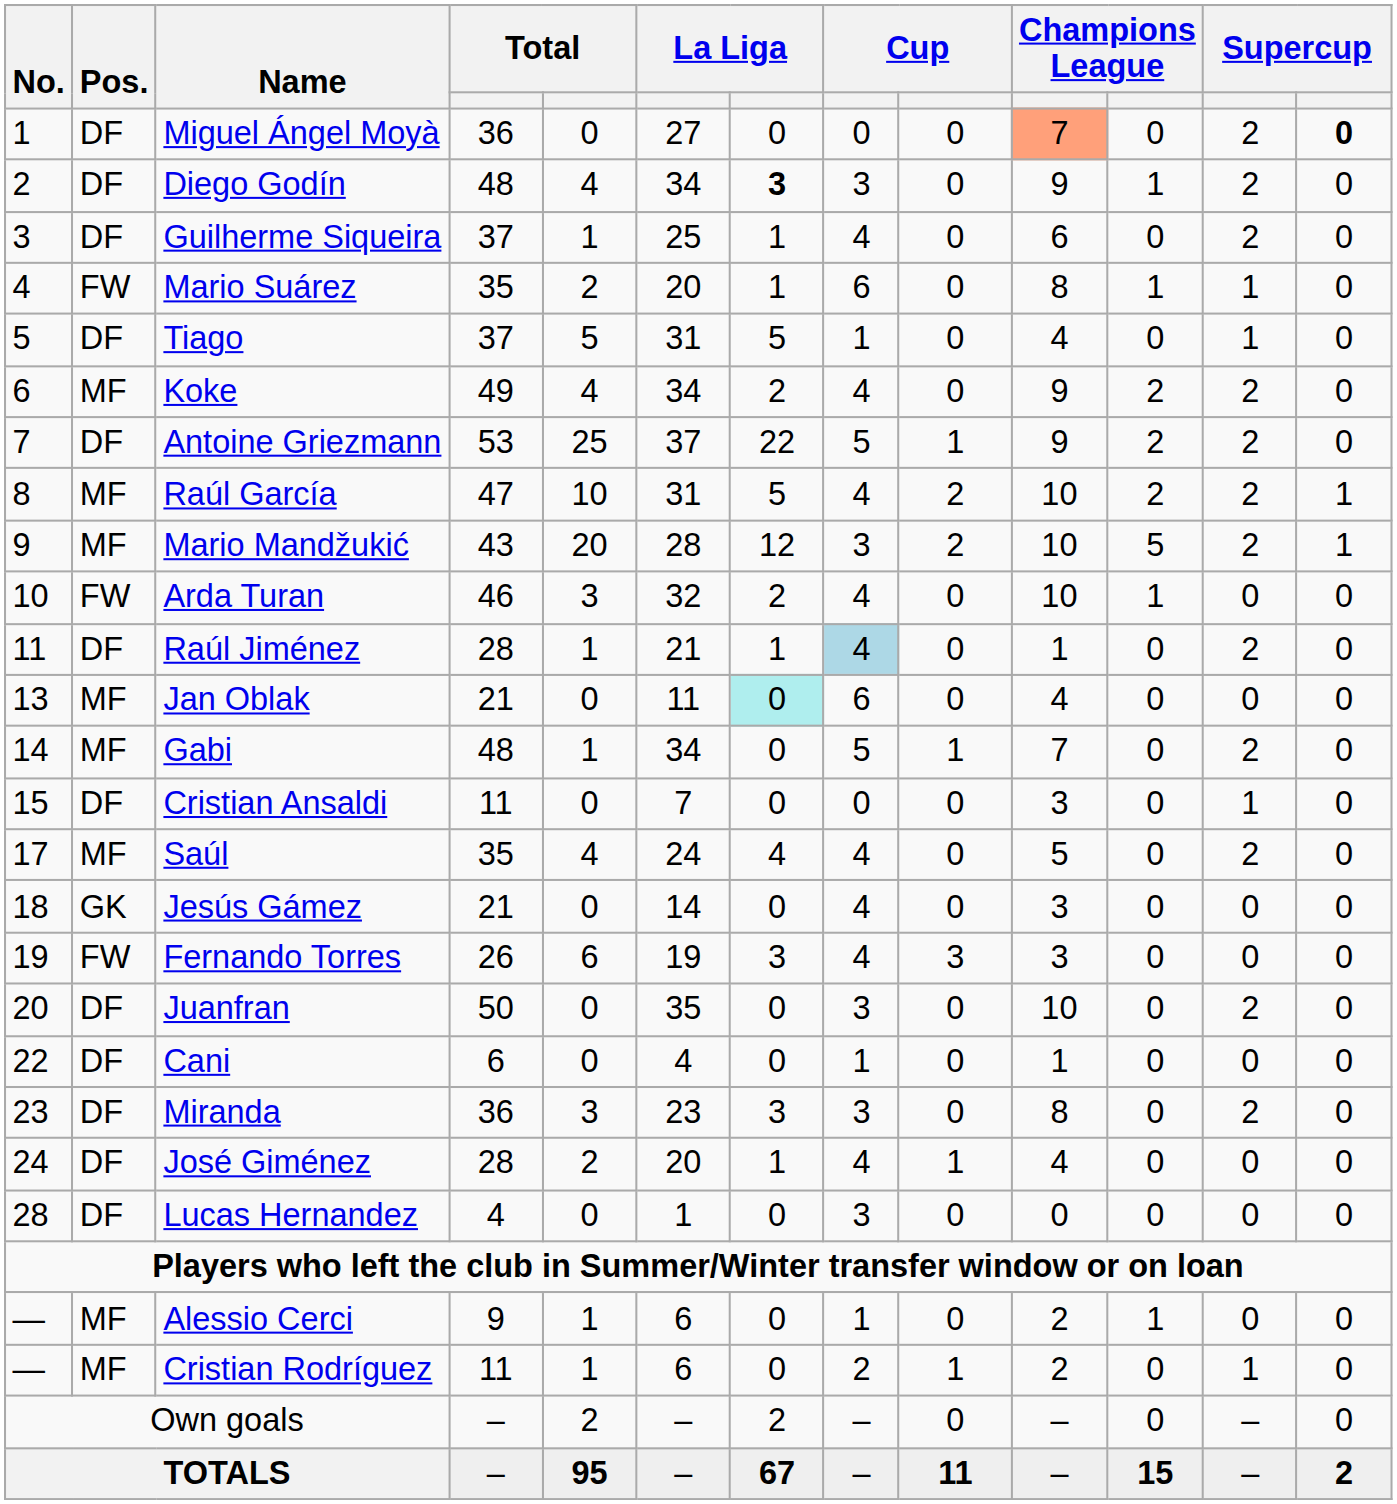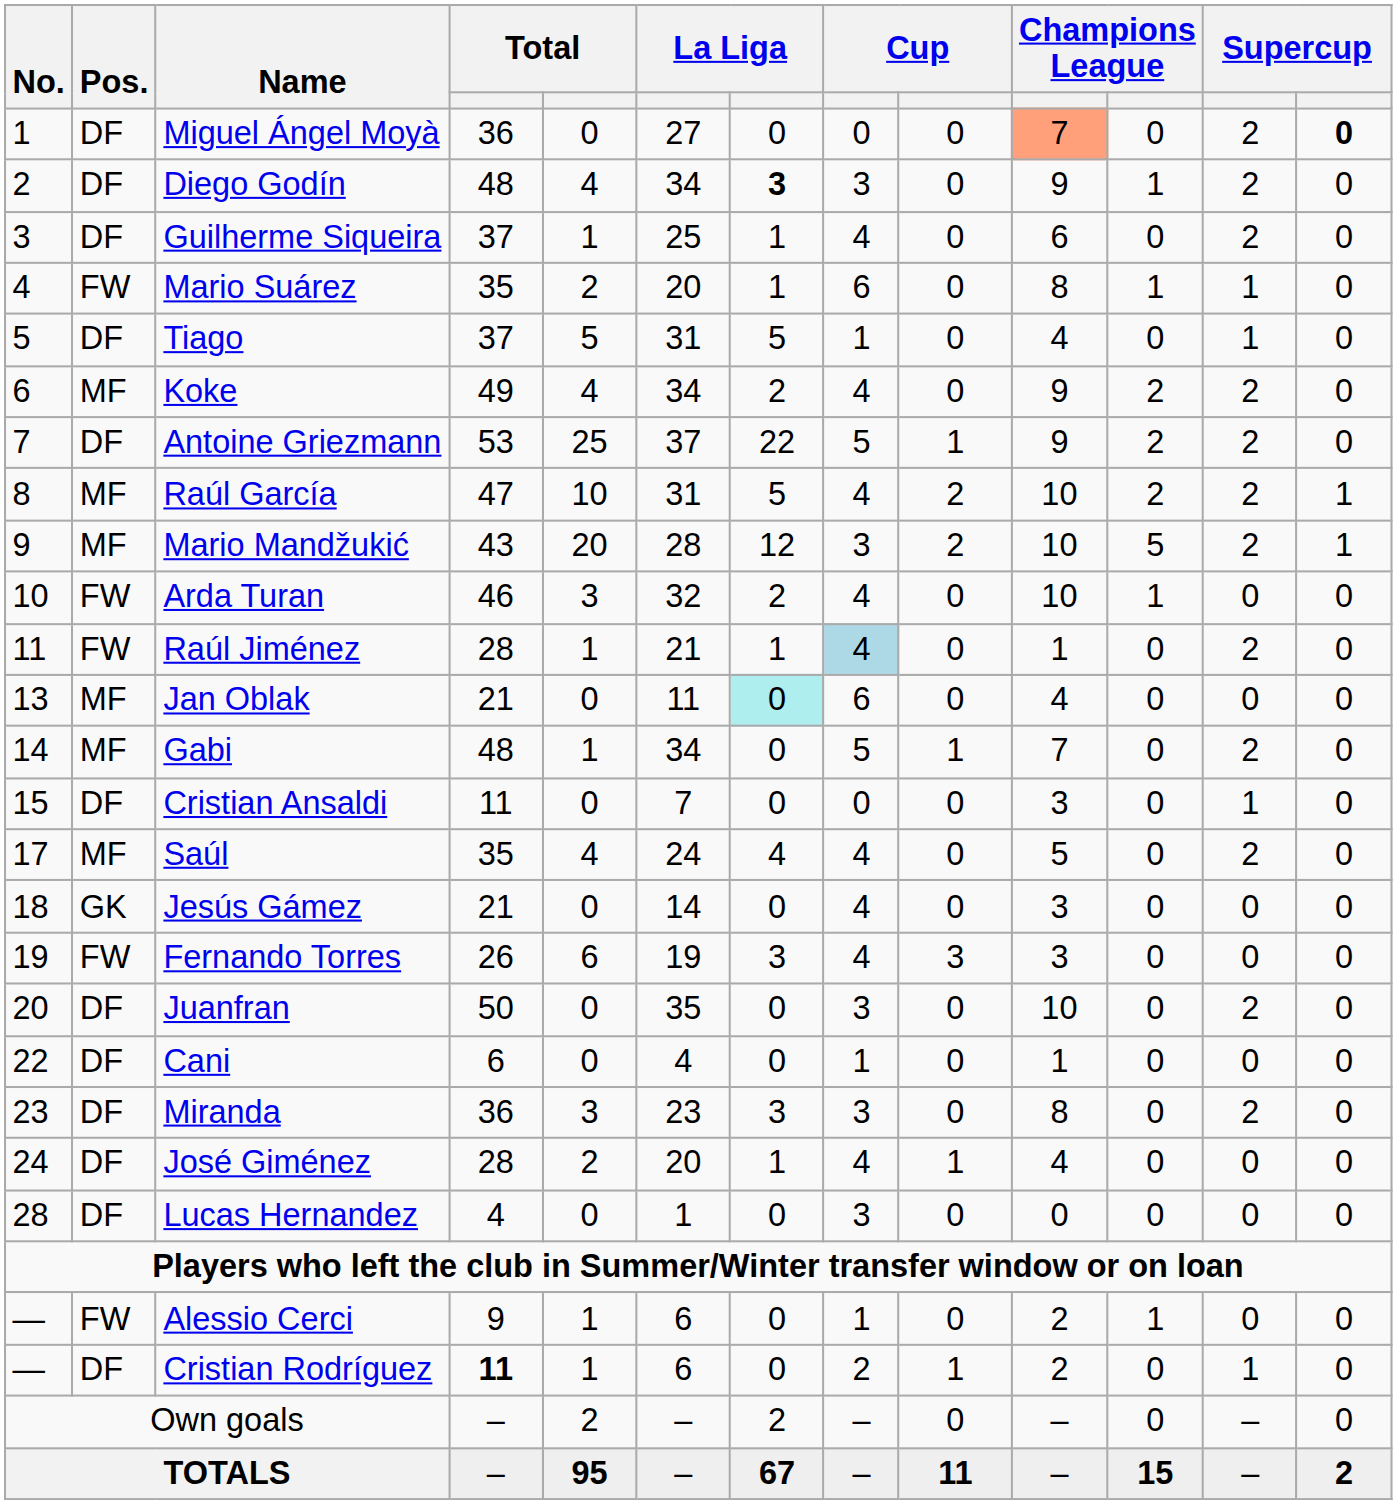(101, 648) DF -> (105, 648) FW
(103, 1318) MF -> (105, 1318) FW
(103, 1369) MF -> (101, 1369) DF
(496, 1369) normal -> (496, 1369) bold
